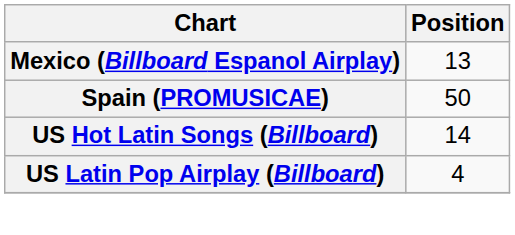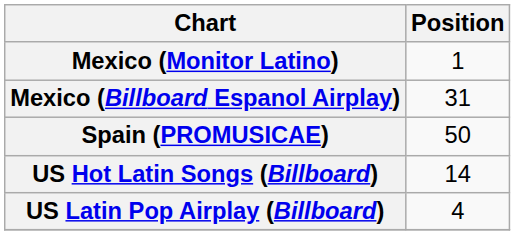+ row: (205, 60)
(458, 60) 13 -> (458, 98) 31
